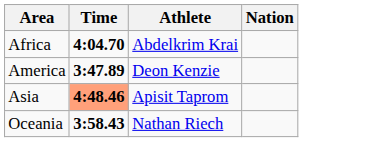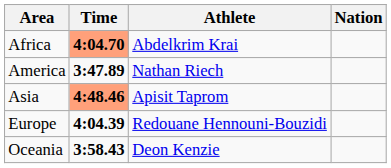(99, 44) no background -> (99, 44) lightsalmon background
(176, 70) Deon Kenzie -> (178, 70) Nathan Riech
+ row: (32, 123)
(178, 123) Nathan Riech -> (176, 149) Deon Kenzie
